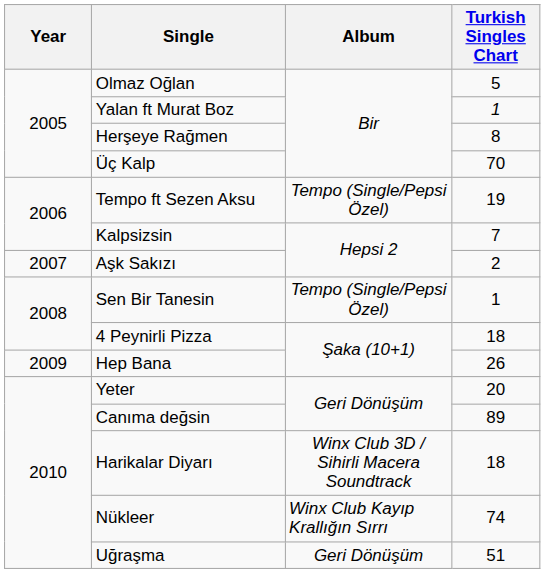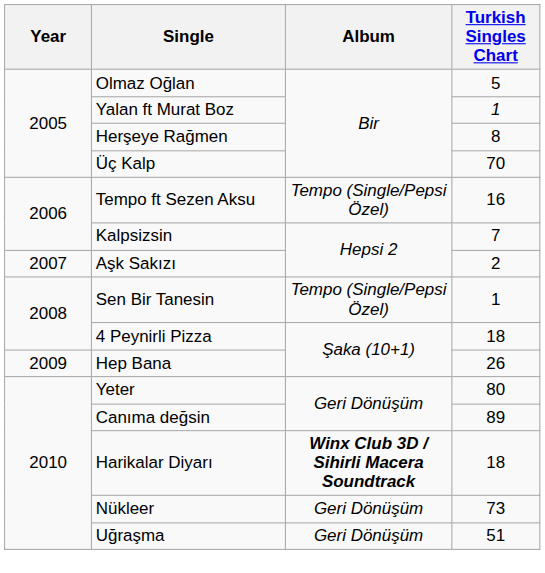(496, 200) 19 -> (496, 200) 16
(496, 390) 20 -> (496, 390) 80
(369, 463) normal -> (369, 463) bold
(352, 518) Winx Club Kayıp Krallığın Sırrı -> (369, 508) Geri Dönüşüm
(496, 518) 74 -> (496, 508) 73
